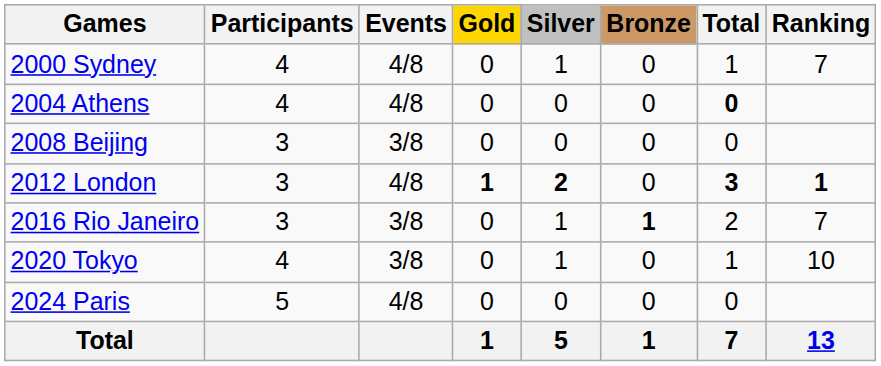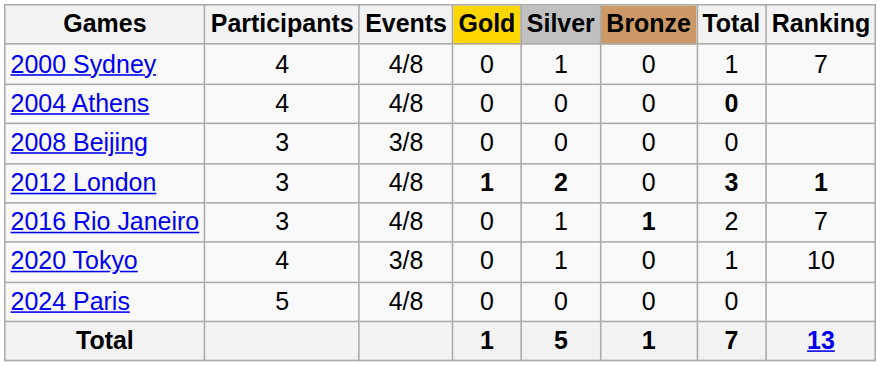(406, 222) 3/8 -> (406, 222) 4/8
